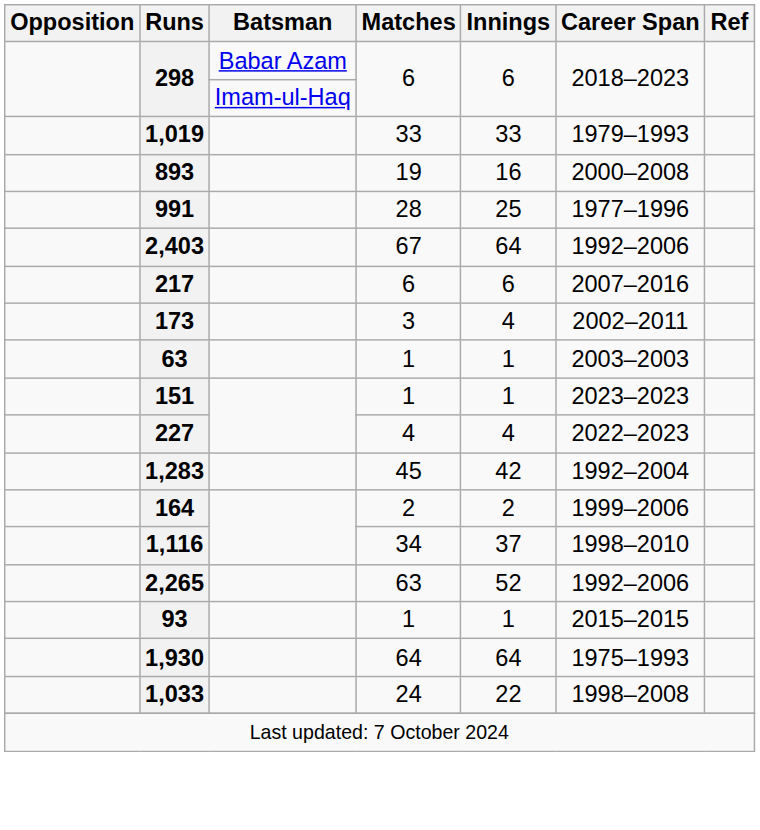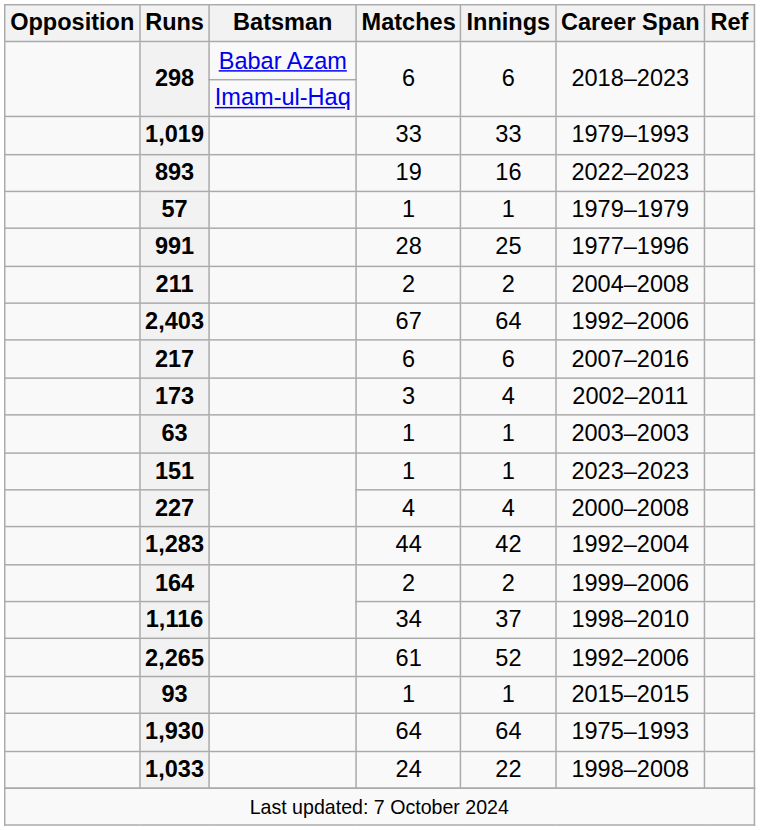(630, 172) 2000–2008 -> (630, 172) 2022–2023
+ row: (175, 209)
+ row: (175, 284)
(630, 433) 2022–2023 -> (630, 508) 2000–2008
(409, 470) 45 -> (409, 545) 44
(409, 582) 63 -> (409, 657) 61
